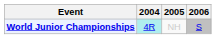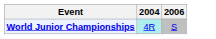- column: (174, 12)
